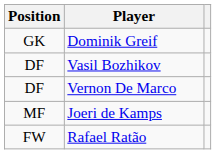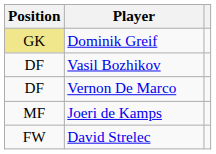(34, 40) no background -> (34, 40) khaki background
- row: (107, 137)
+ row: (109, 137)
